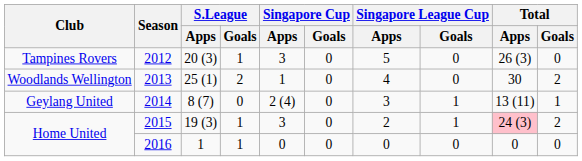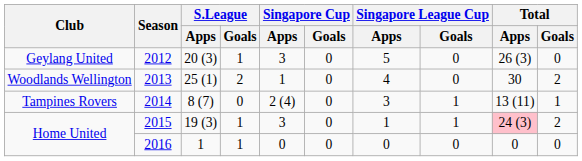(70, 58) Tampines Rovers -> (70, 58) Geylang United
(70, 101) Geylang United -> (70, 101) Tampines Rovers
(386, 123) 2 -> (386, 123) 1
